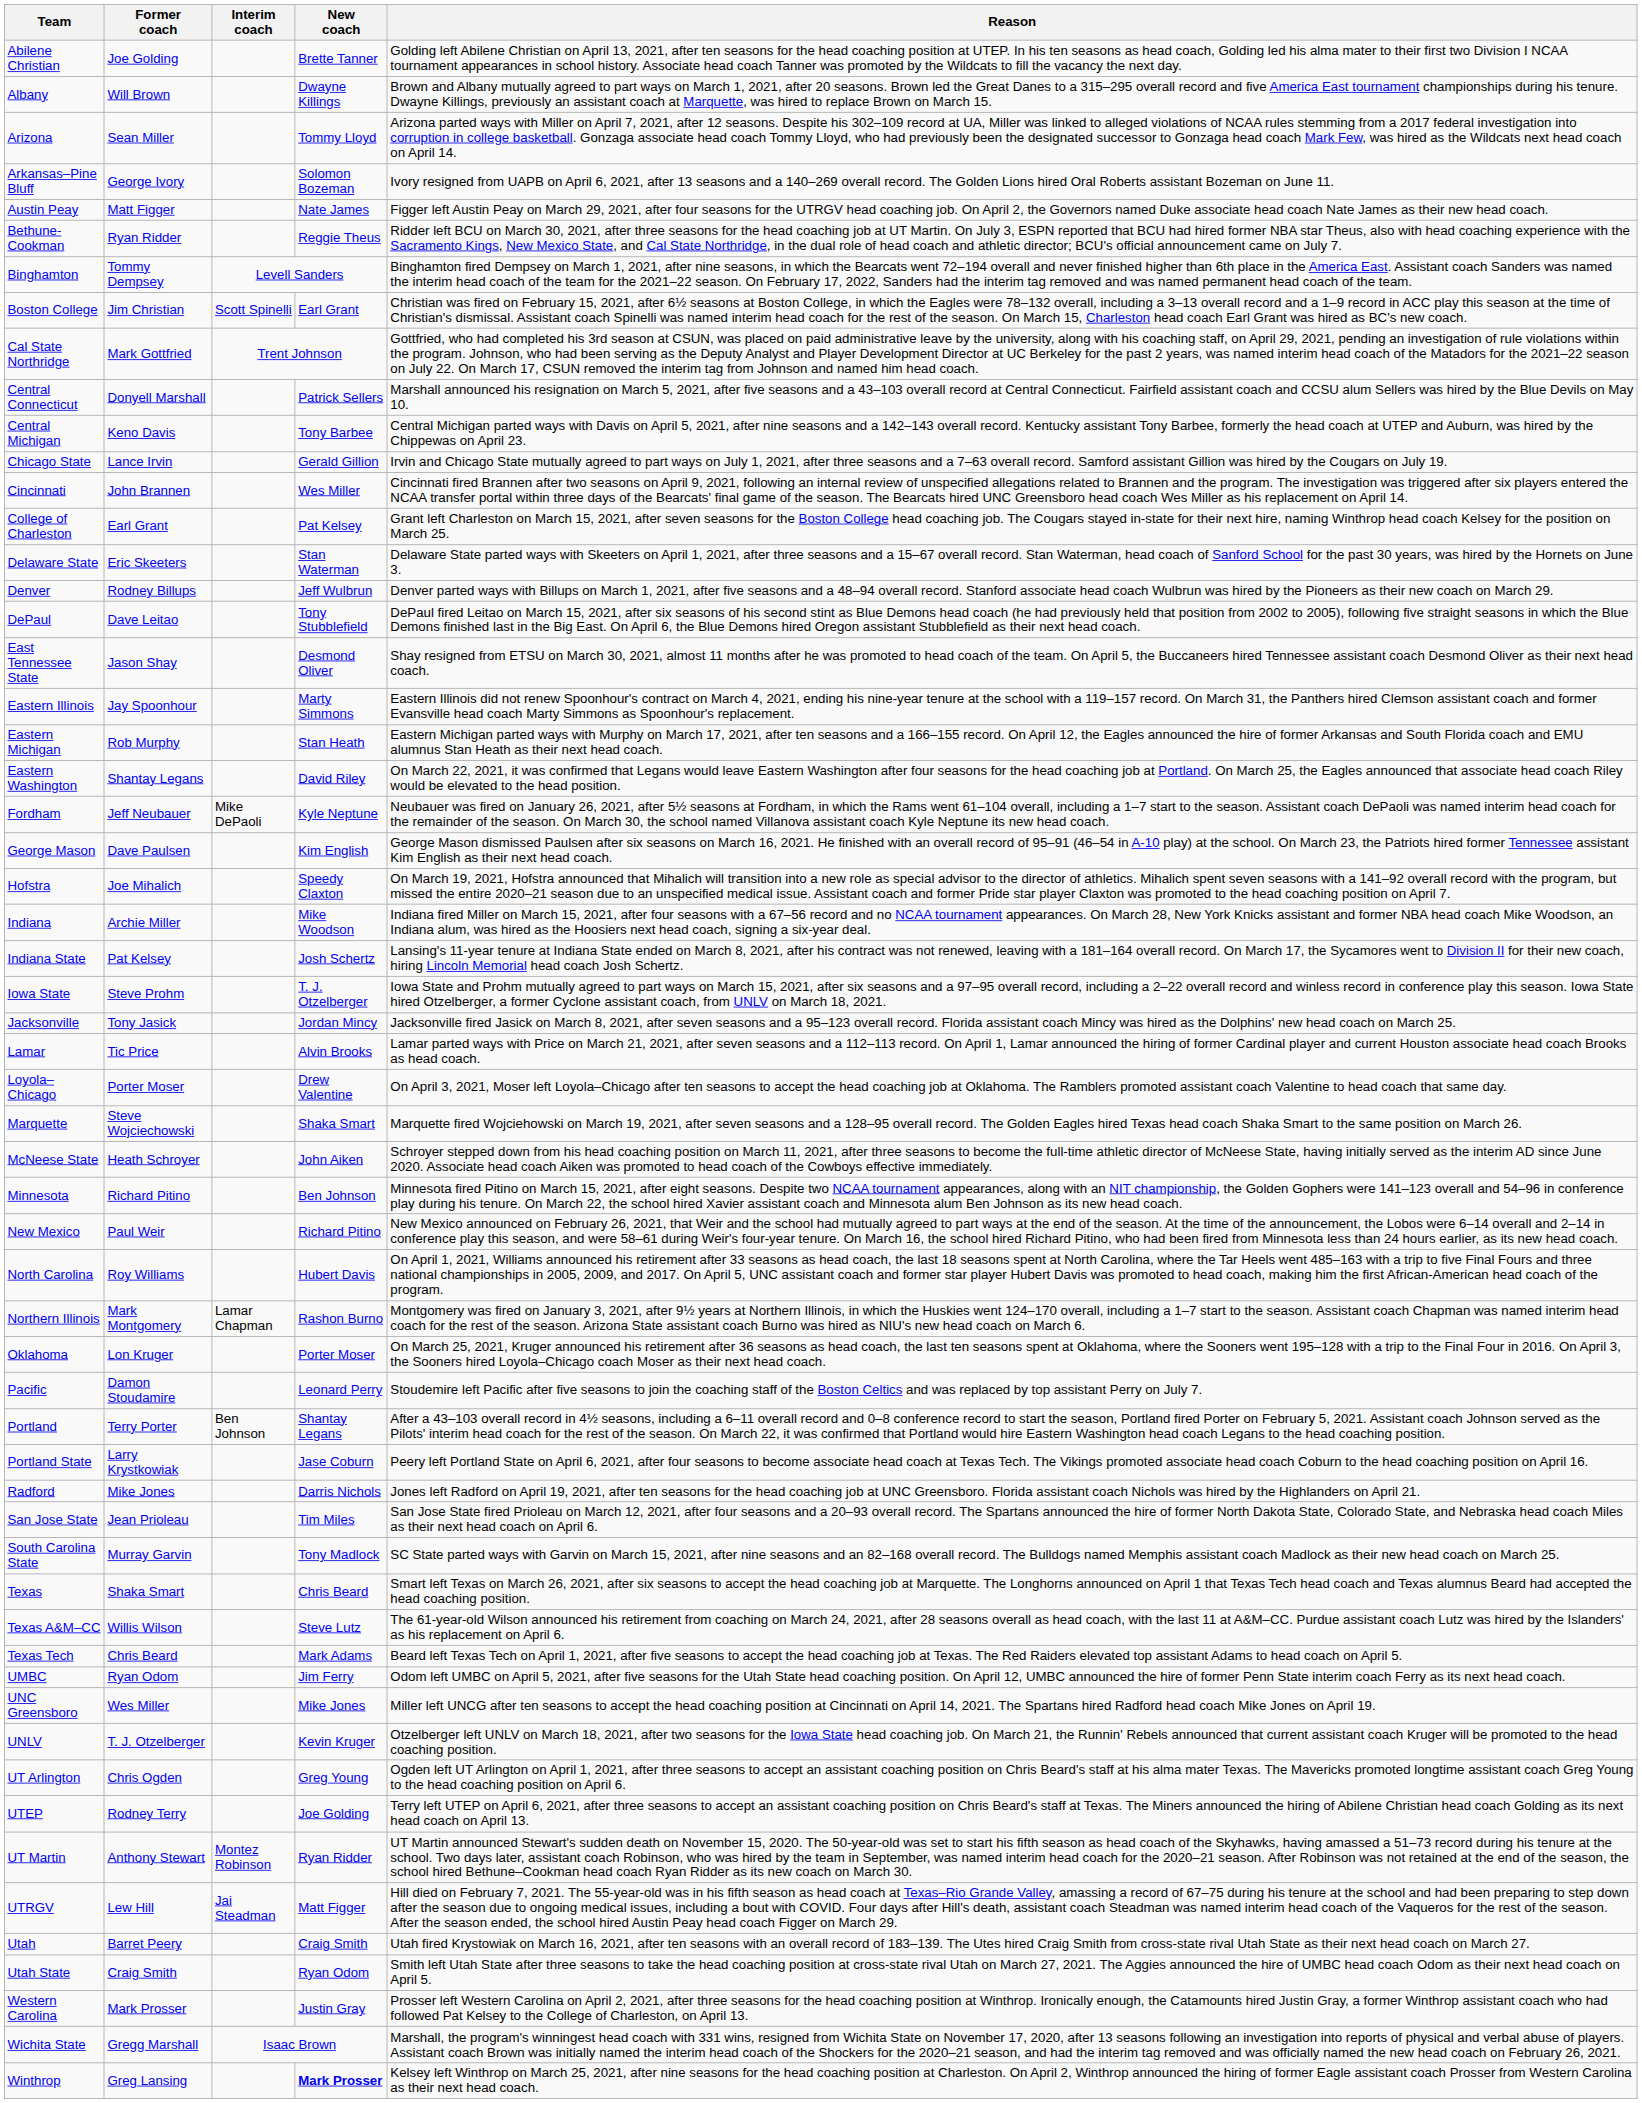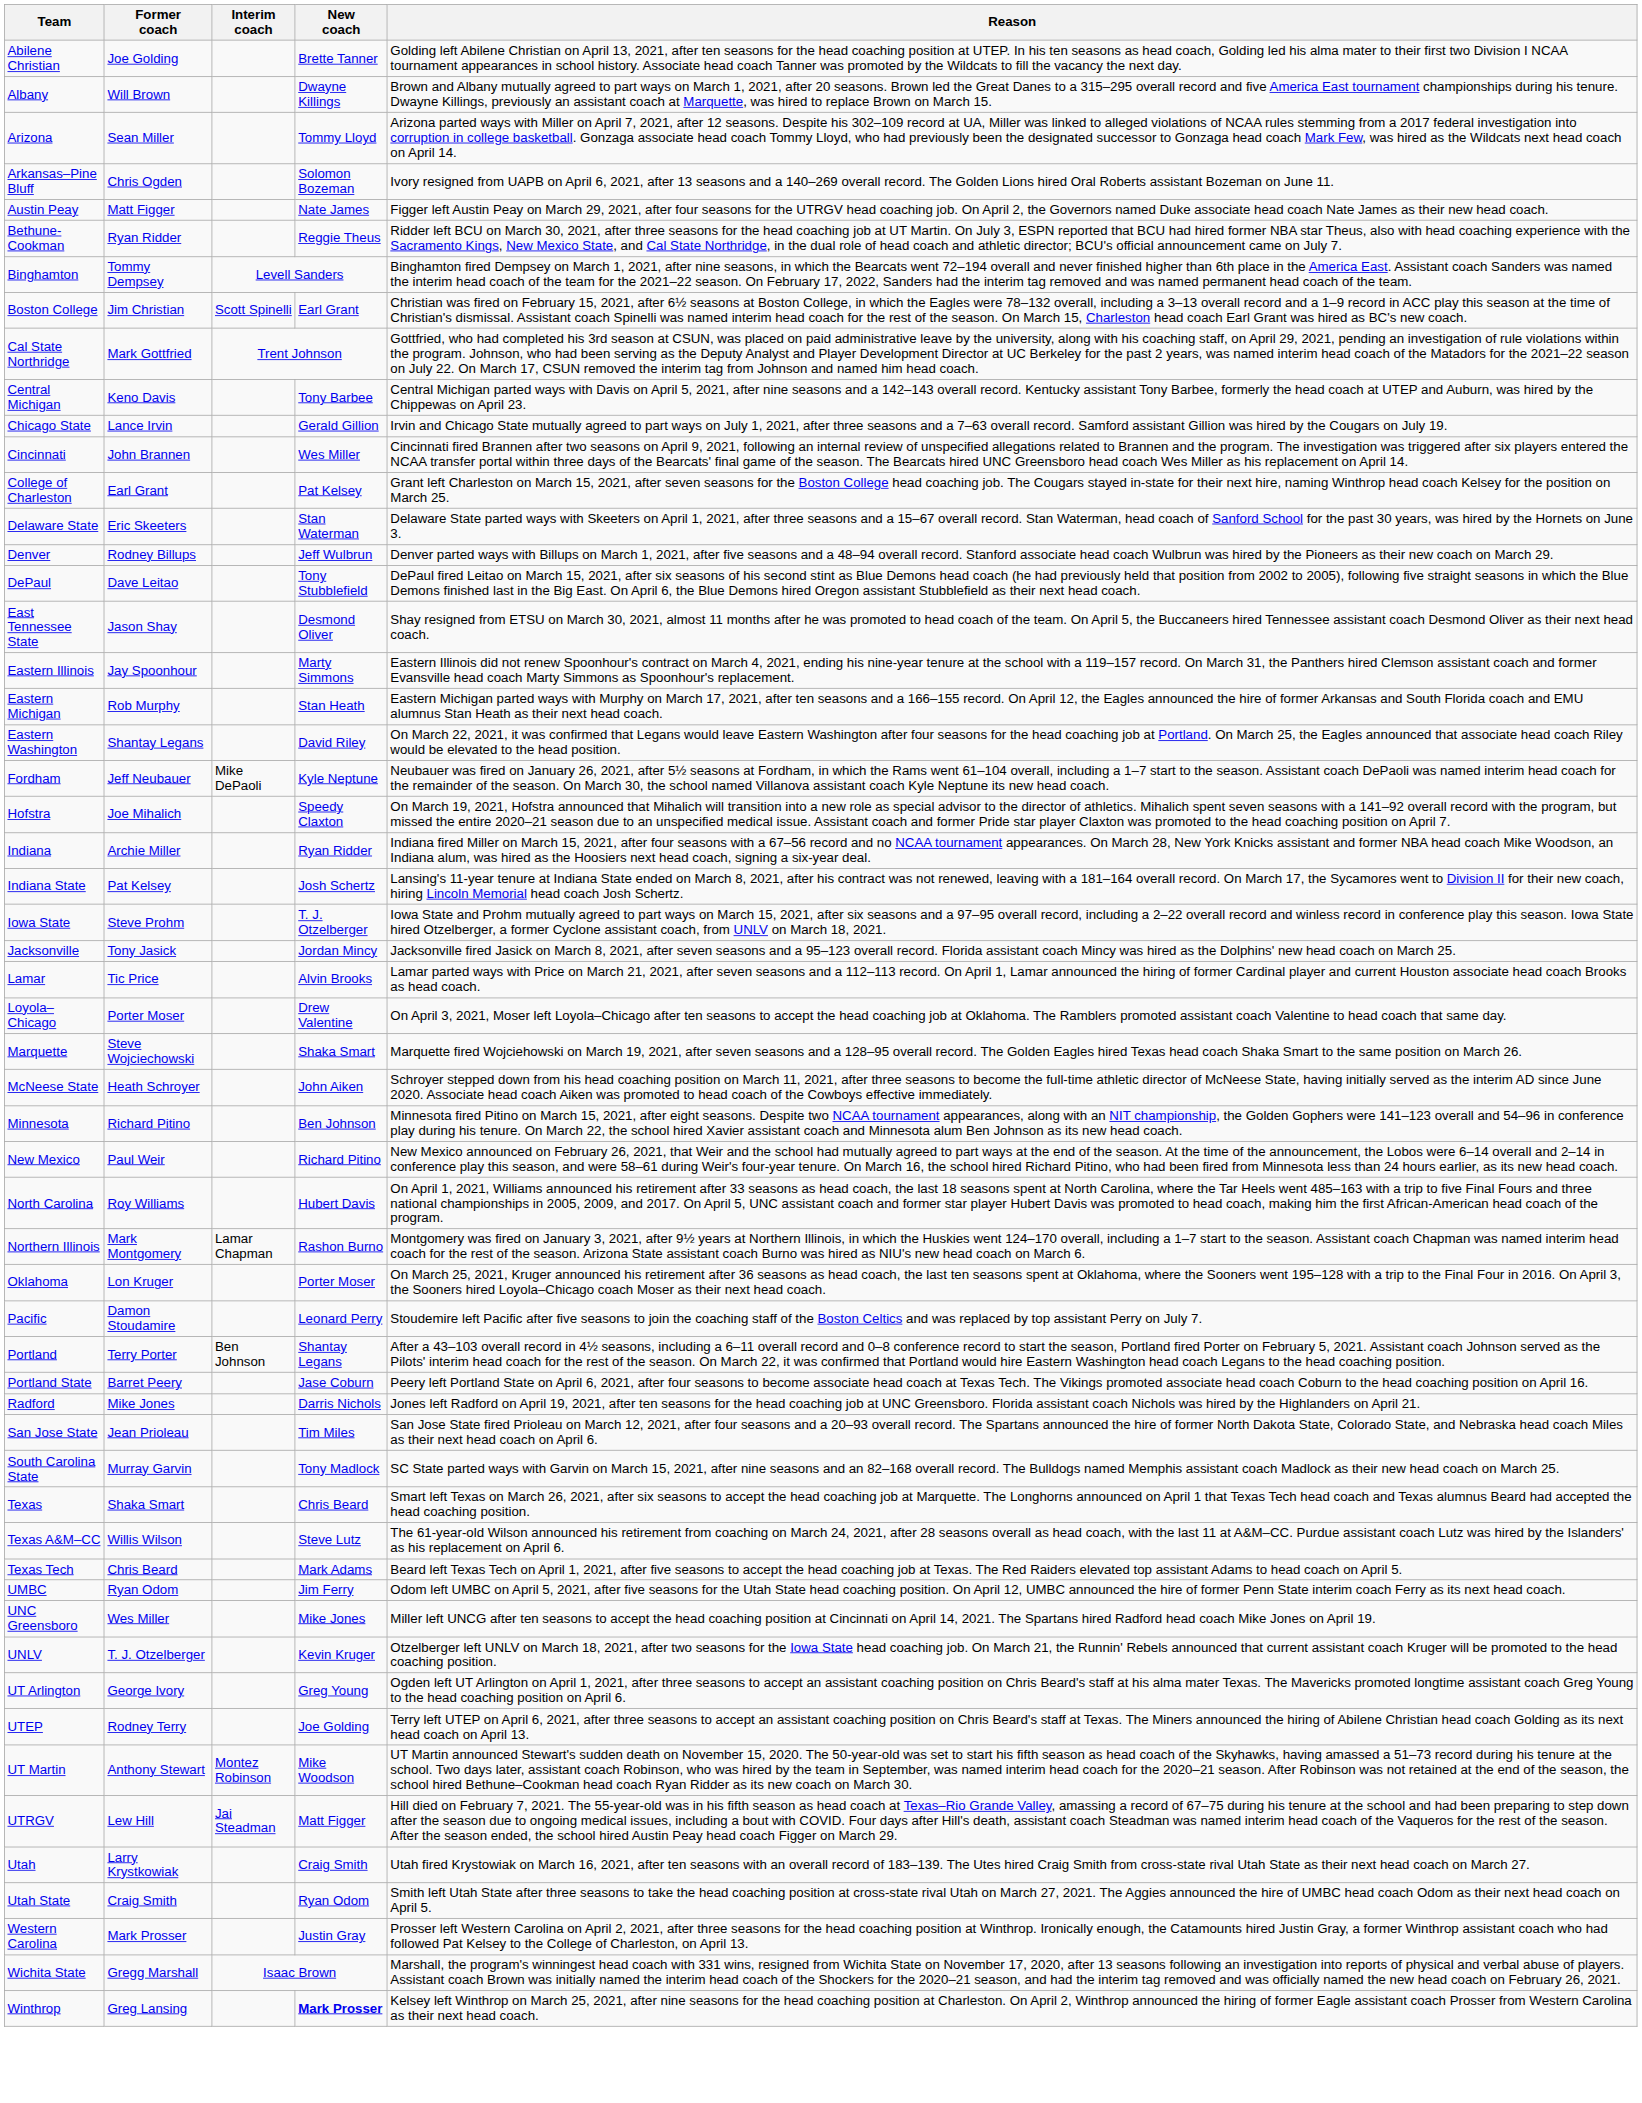(146, 181) George Ivory -> (145, 181) Chris Ogden
- row: (43, 397)
- row: (51, 850)
(326, 922) Mike Woodson -> (335, 850) Ryan Ridder
(143, 1462) Larry Krystkowiak -> (145, 1383) Barret Peery
(145, 1777) Chris Ogden -> (146, 1690) George Ivory
(335, 1857) Ryan Ridder -> (326, 1770) Mike Woodson
(145, 1944) Barret Peery -> (143, 1864) Larry Krystkowiak
